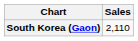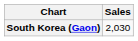(118, 28) 2,110 -> (118, 28) 2,030
